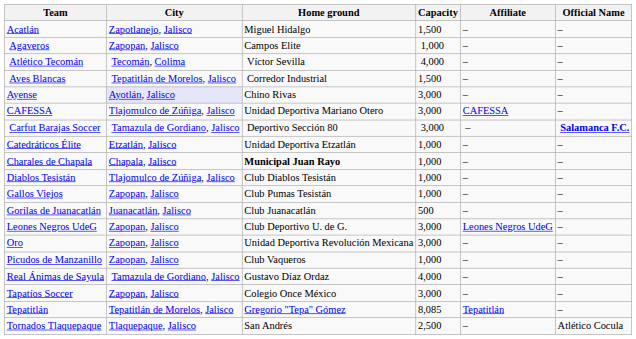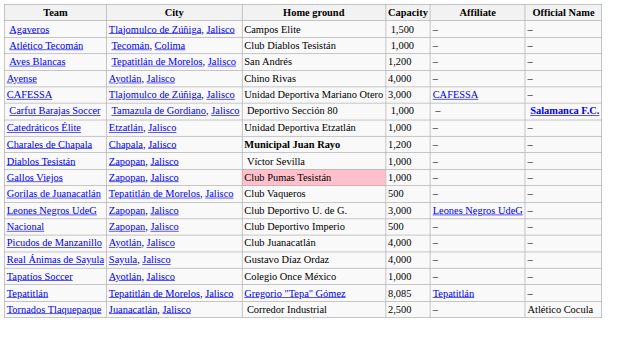- row: (23, 29)
(144, 45) Zapopan, Jalisco -> (172, 29) Tlajomulco de Zúñiga, Jalisco
(431, 45) 1,000 -> (401, 29) 1,500
(275, 62) Víctor Sevilla -> (290, 45) Club Diablos Tesistán
(431, 62) 4,000 -> (401, 45) 1,000
(286, 78) Corredor Industrial -> (268, 62) San Andrés
(430, 78) 1,500 -> (400, 62) 1,200
(142, 95) lavender background -> (142, 78) no background
(430, 95) 3,000 -> (400, 78) 4,000
(432, 128) 3,000 -> (402, 111) 1,000
(430, 161) 1,000 -> (400, 144) 1,200
(172, 177) Tlajomulco de Zúñiga, Jalisco -> (144, 161) Zapopan, Jalisco
(290, 177) Club Diablos Tesistán -> (275, 161) Víctor Sevilla
(288, 194) no background -> (288, 177) pink background
(150, 210) Juanacatlán, Jalisco -> (171, 194) Tepatitlán de Morelos, Jalisco
(280, 210) Club Juanacatlán -> (275, 194) Club Vaqueros
+ row: (25, 227)
- row: (15, 243)
(144, 260) Zapopan, Jalisco -> (142, 243) Ayotlán, Jalisco
(275, 260) Club Vaqueros -> (280, 243) Club Juanacatlán
(430, 260) 1,000 -> (400, 243) 4,000
(174, 276) Tamazula de Gordiano, Jalisco -> (140, 260) Sayula, Jalisco
(144, 293) Zapopan, Jalisco -> (142, 276) Ayotlán, Jalisco
(430, 293) 3,000 -> (400, 276) 1,000
(152, 326) Tlaquepaque, Jalisco -> (150, 309) Juanacatlán, Jalisco
(268, 326) San Andrés -> (286, 309) Corredor Industrial
